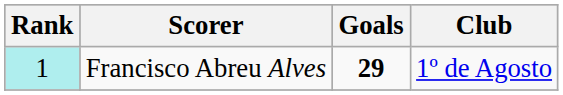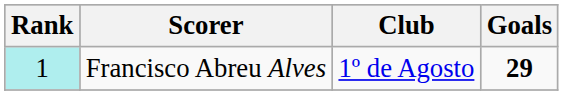columns swapped: (484, 25) <-> (371, 25)
